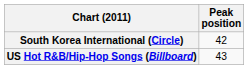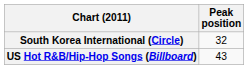(221, 40) 42 -> (221, 40) 32
